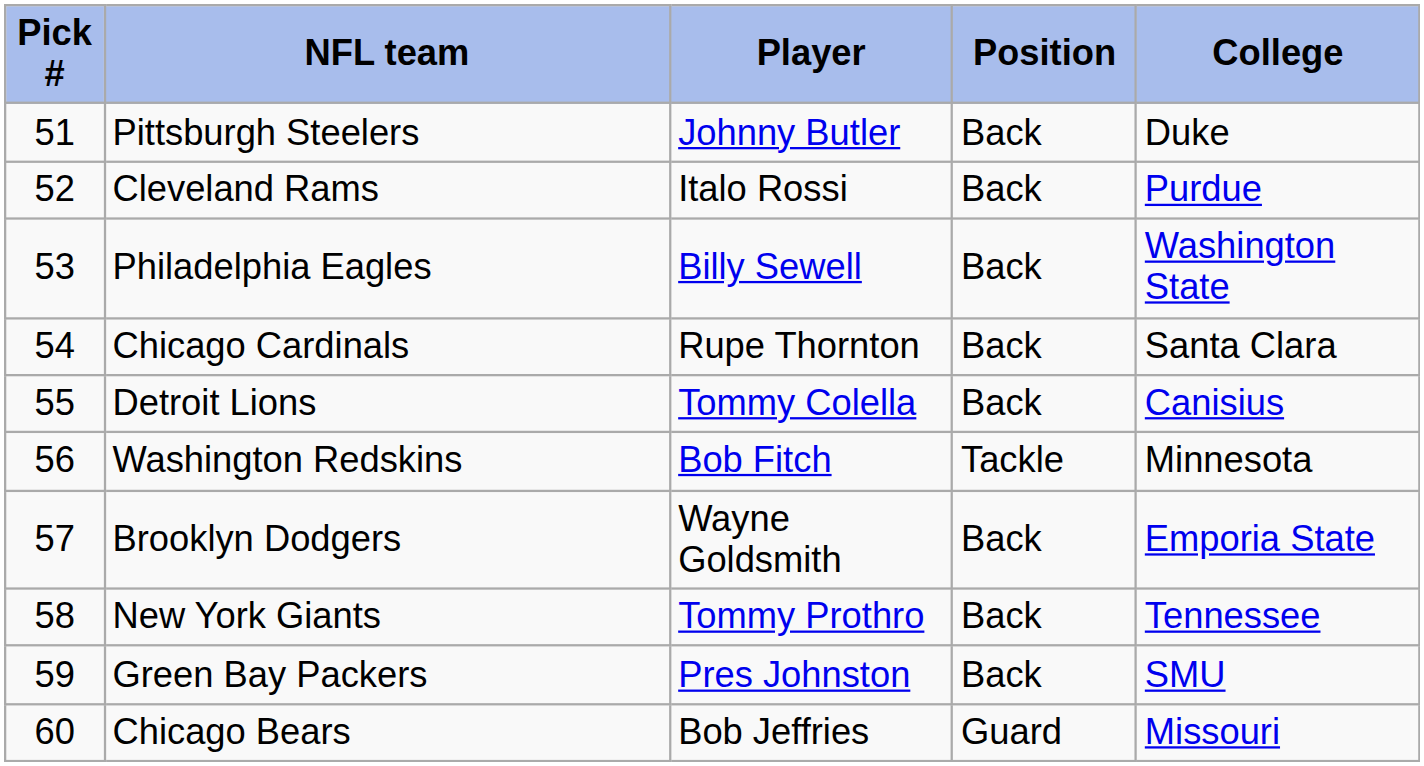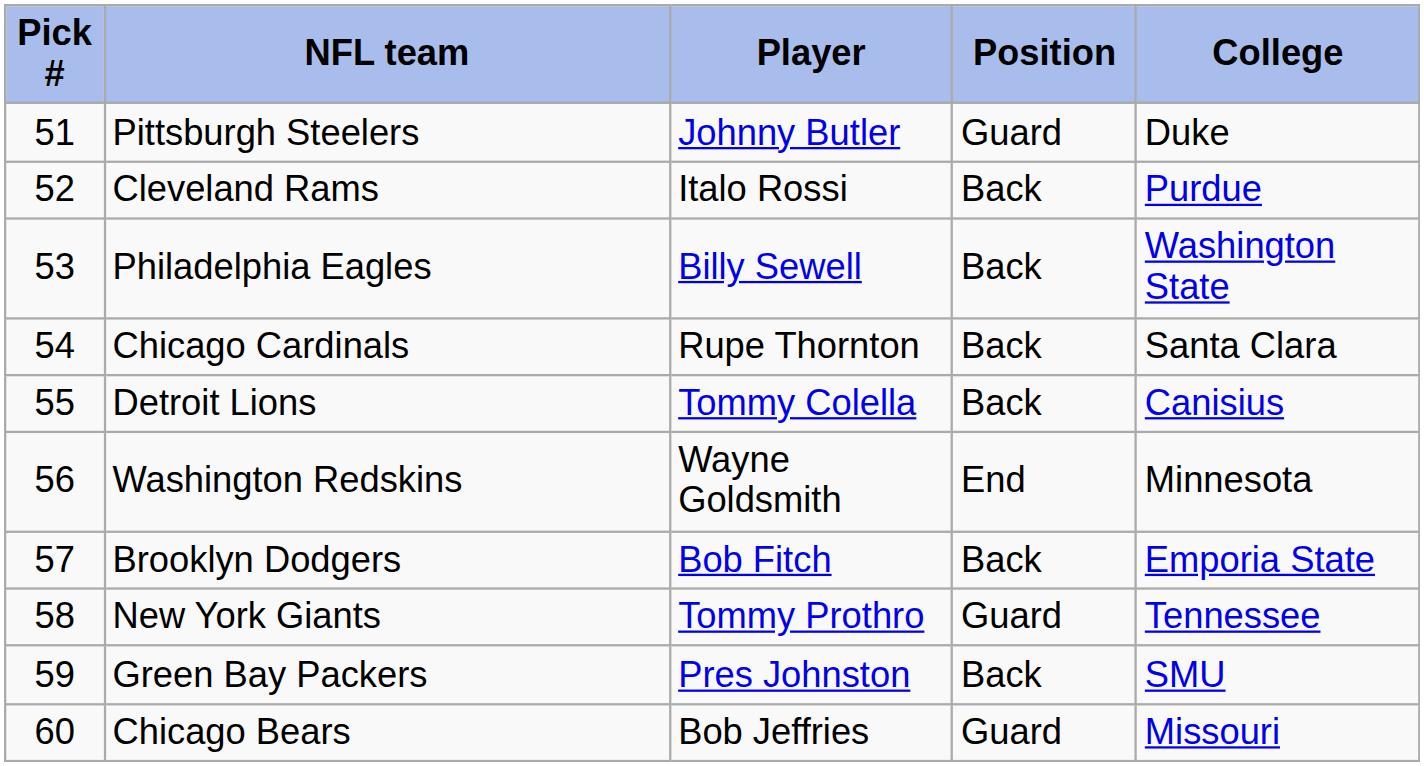(1001, 131) Back -> (1011, 131) Guard
(755, 460) Bob Fitch -> (760, 481) Wayne Goldsmith
(1012, 460) Tackle -> (993, 481) End
(760, 538) Wayne Goldsmith -> (755, 559) Bob Fitch
(1001, 616) Back -> (1011, 616) Guard
